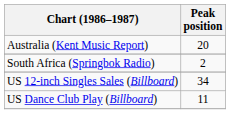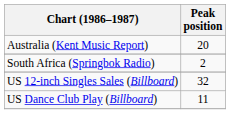(203, 81) 34 -> (203, 81) 32
